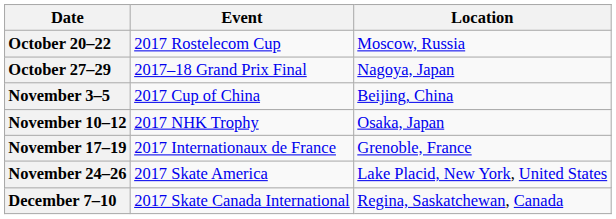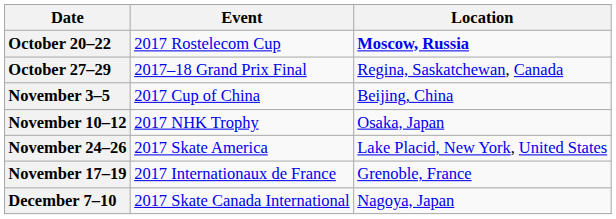(411, 43) normal -> (413, 43) bold
(406, 69) Nagoya, Japan -> (460, 69) Regina, Saskatchewan, Canada
rows swapped: (67, 148) <-> (67, 174)
(460, 200) Regina, Saskatchewan, Canada -> (406, 200) Nagoya, Japan
